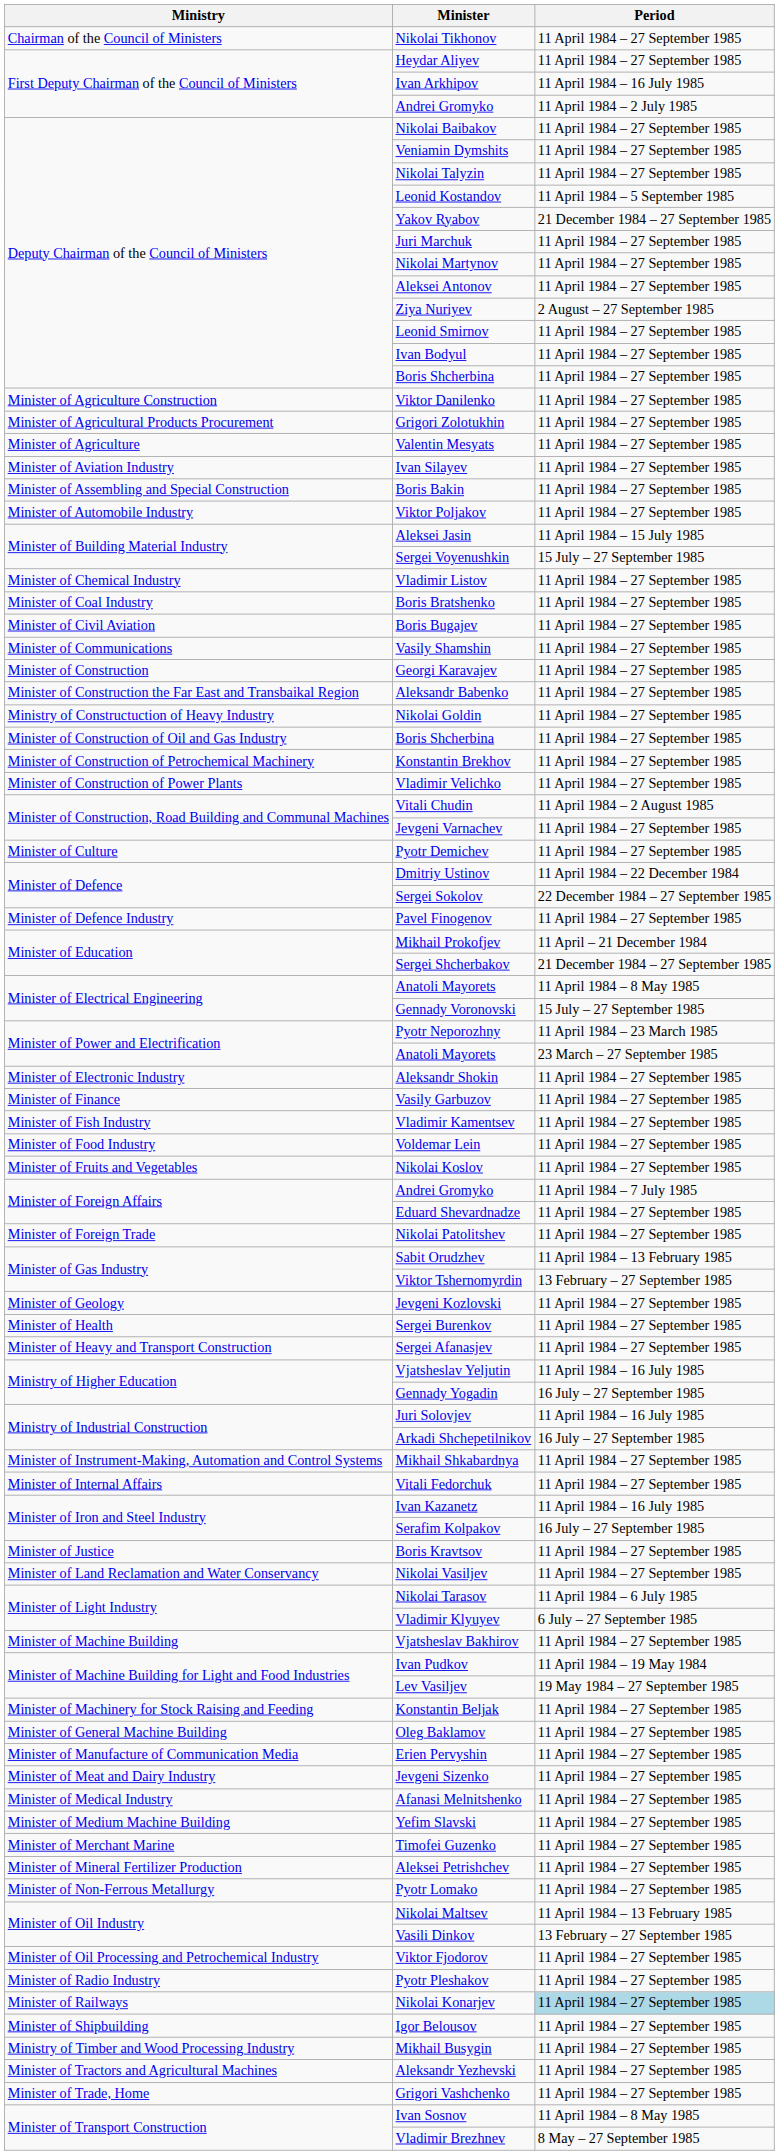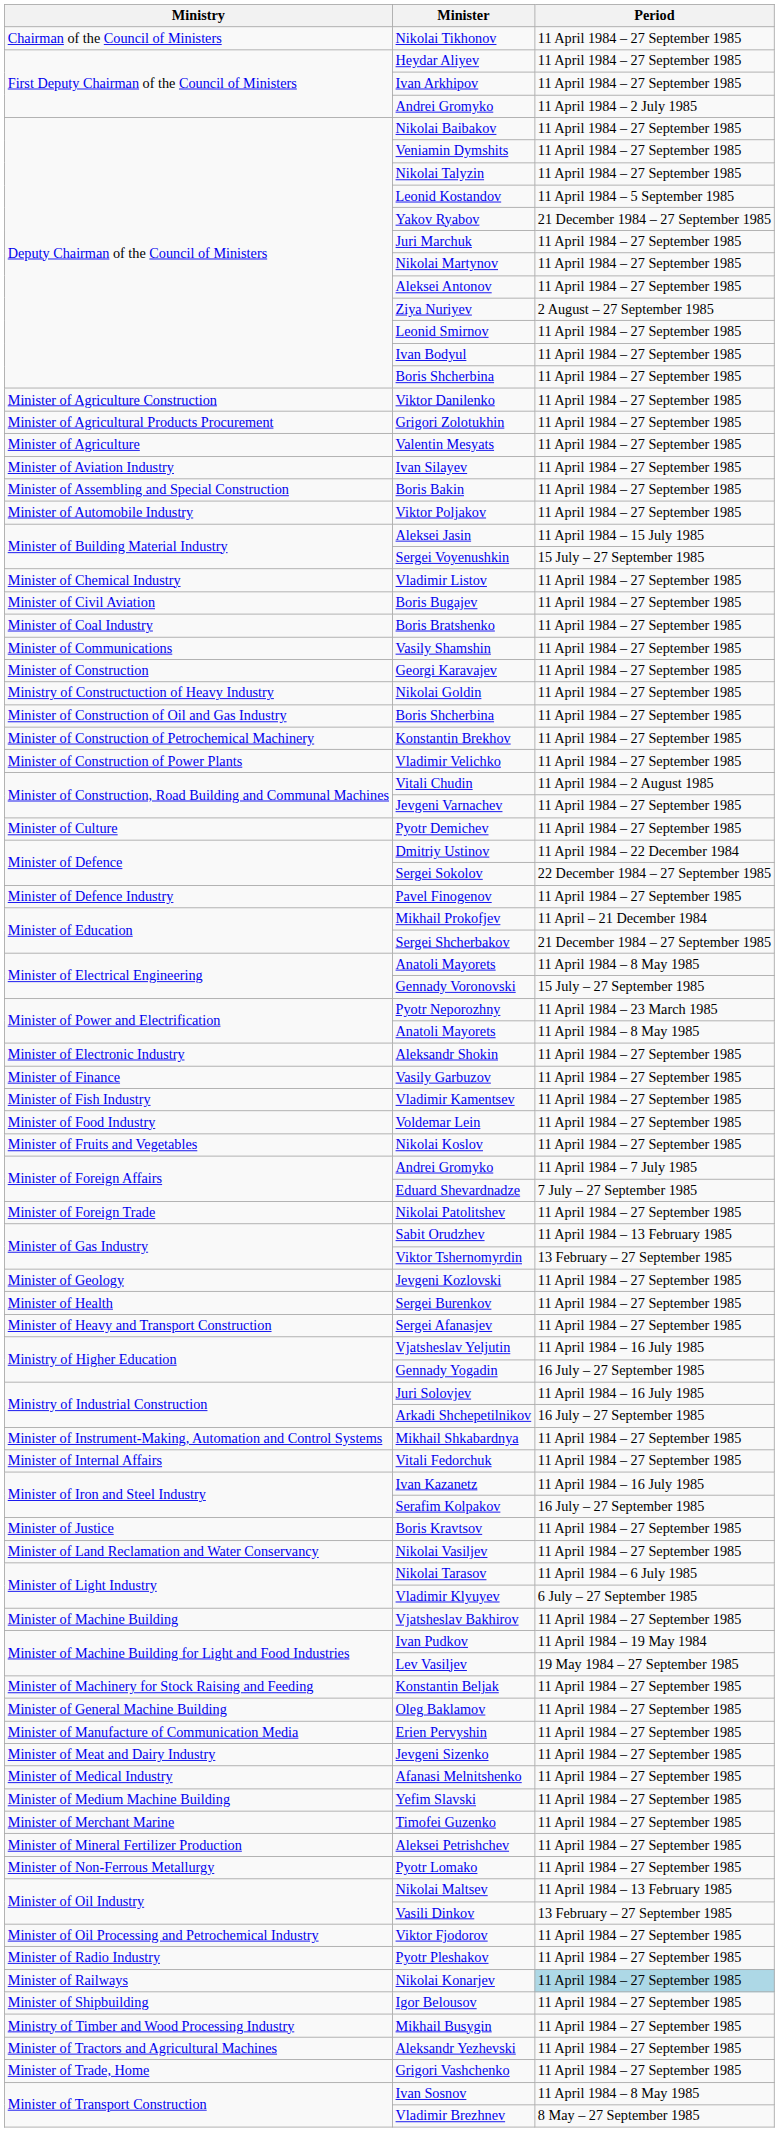(621, 83) 11 April 1984 – 16 July 1985 -> (640, 83) 11 April 1984 – 27 September 1985
rows swapped: (81, 625) <-> (80, 602)
- row: (183, 693)
(628, 1054) 23 March – 27 September 1985 -> (619, 1032) 11 April 1984 – 8 May 1985
(640, 1212) 11 April 1984 – 27 September 1985 -> (617, 1190) 7 July – 27 September 1985
